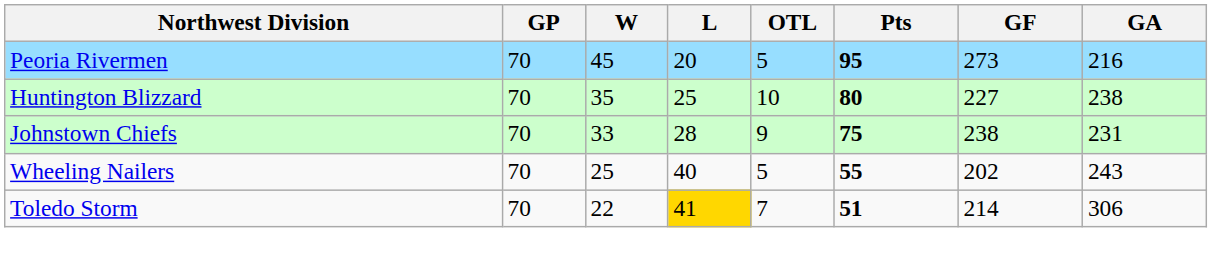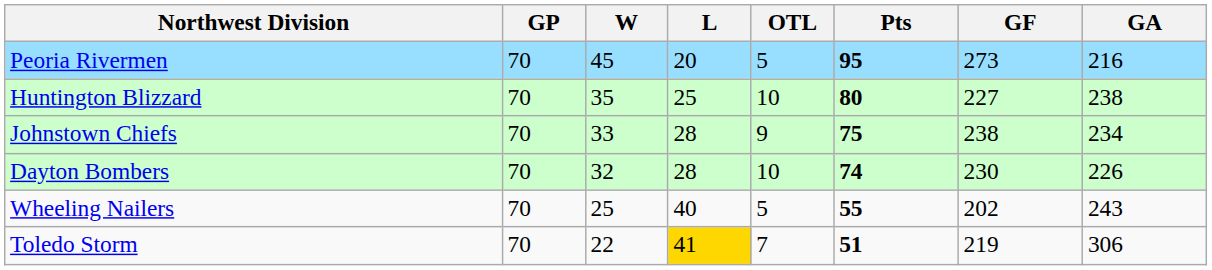(1105, 134) 231 -> (1105, 134) 234
+ row: (90, 171)
(981, 208) 214 -> (981, 245) 219
